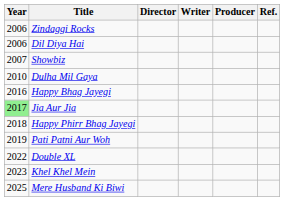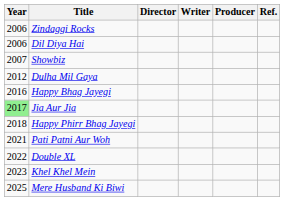(17, 76) 2010 -> (17, 76) 2012
(17, 140) 2019 -> (17, 140) 2021
